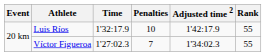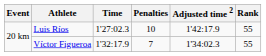(112, 29) 1'32:17.9 -> (112, 29) 1'27:02.3
(112, 44) 1'27:02.3 -> (112, 44) 1'32:17.9
